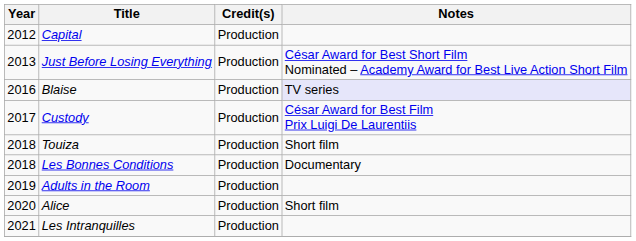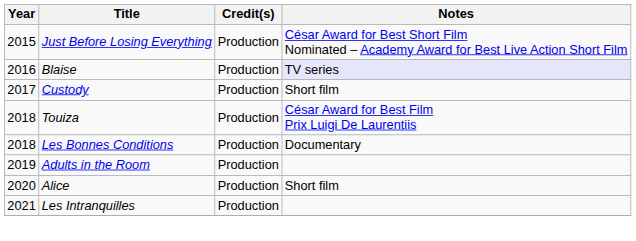- row: (62, 34)
(22, 62) 2013 -> (22, 42) 2015
(359, 117) César Award for Best Film Prix Luigi De Laurentiis -> (312, 89) Short film
(312, 144) Short film -> (359, 117) César Award for Best Film Prix Luigi De Laurentiis
